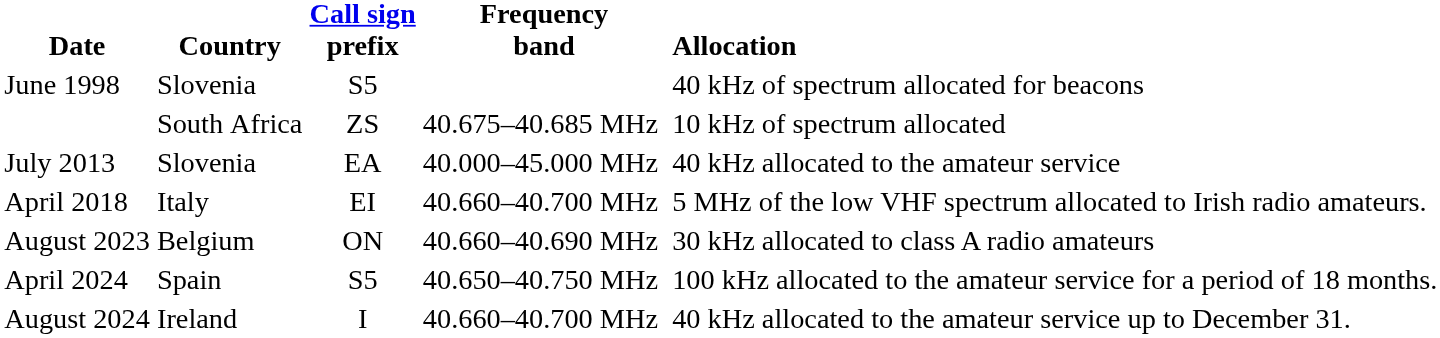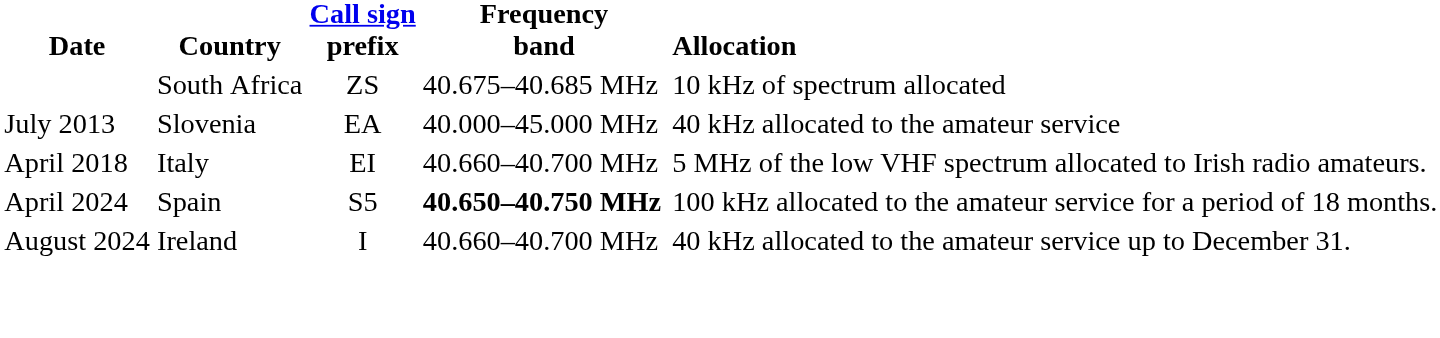- row: (62, 84)
- row: (77, 240)
(540, 279) normal -> (542, 201) bold
